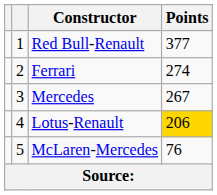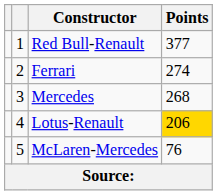(178, 96) 267 -> (178, 96) 268
